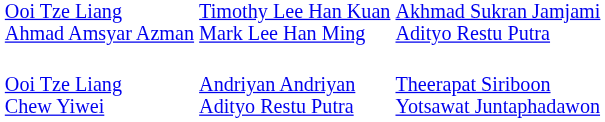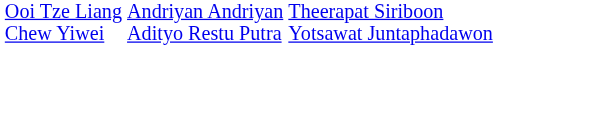- row: (99, 22)
